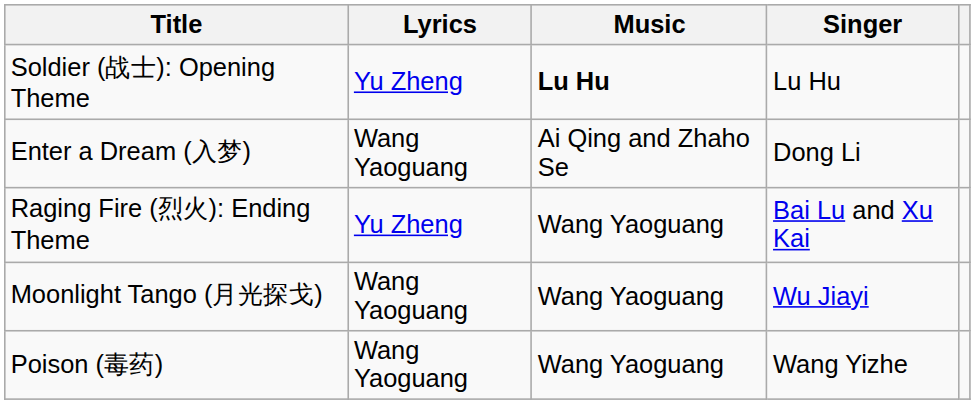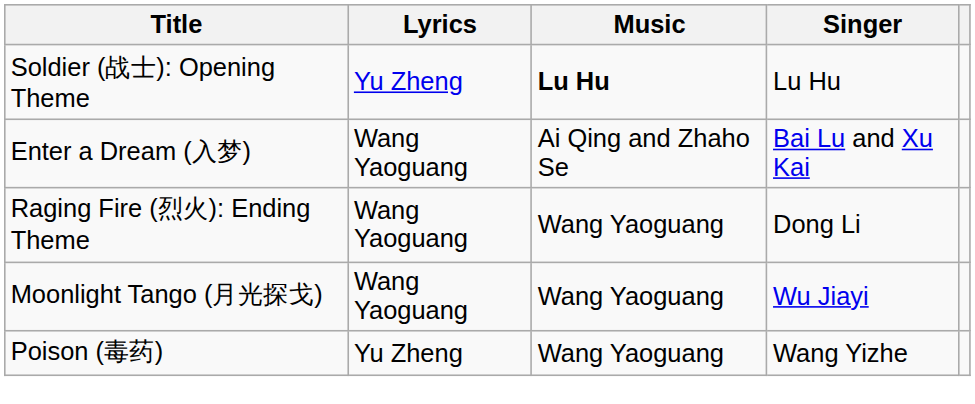(817, 153) Dong Li -> (853, 153) Bai Lu and Xu Kai
(408, 224) Yu Zheng -> (411, 224) Wang Yaoguang
(853, 224) Bai Lu and Xu Kai -> (817, 224) Dong Li
(411, 364) Wang Yaoguang -> (408, 352) Yu Zheng
